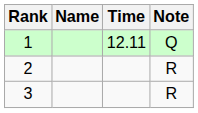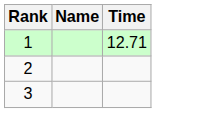- column: (171, 17)
(126, 42) 12.11 -> (127, 42) 12.71
